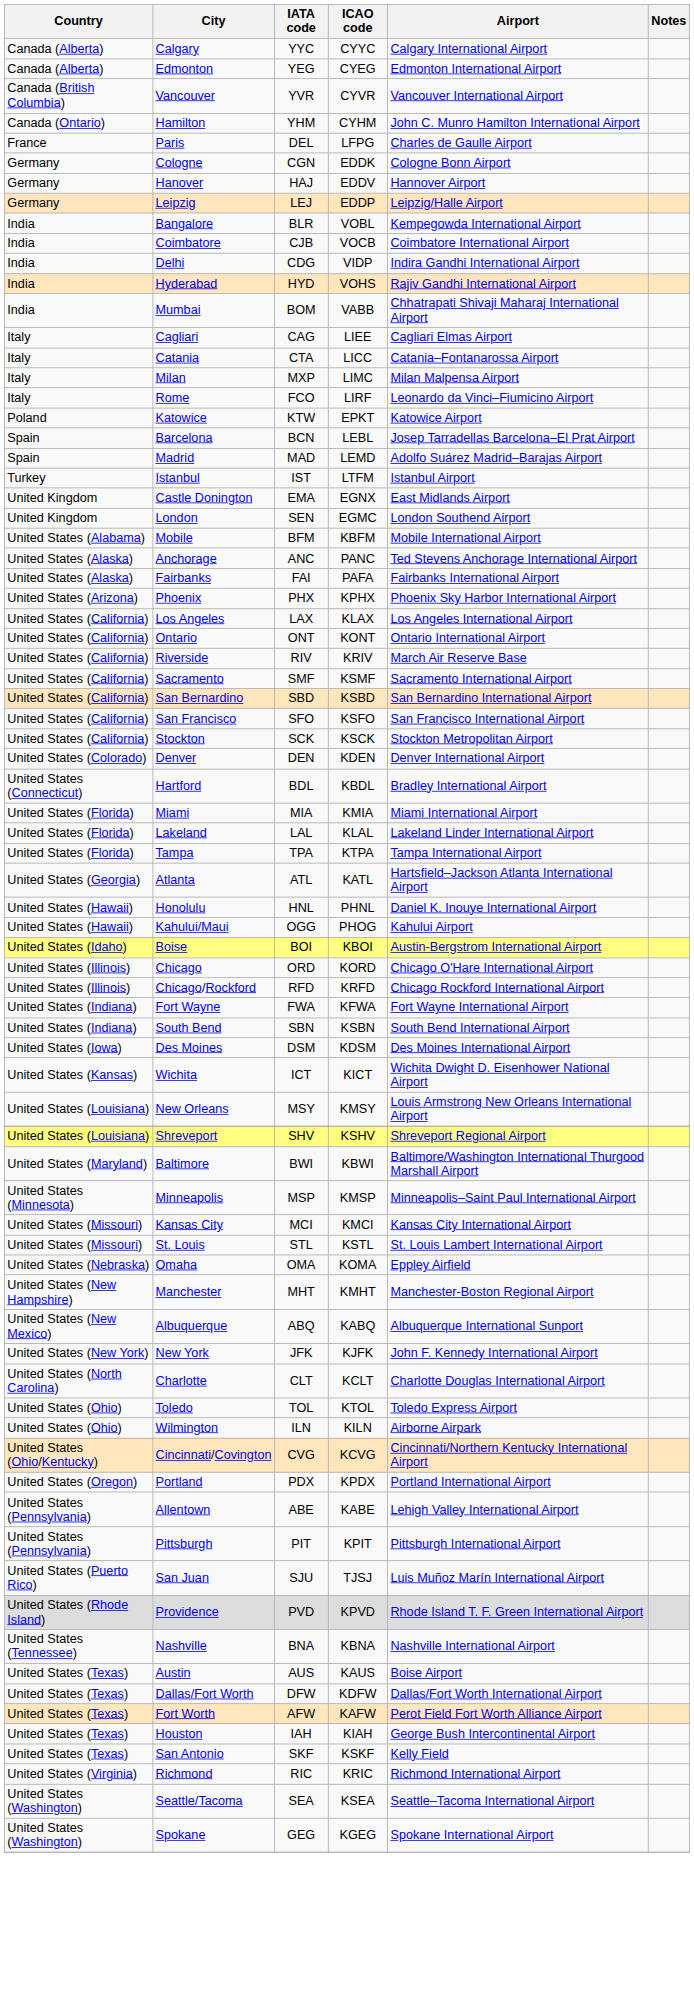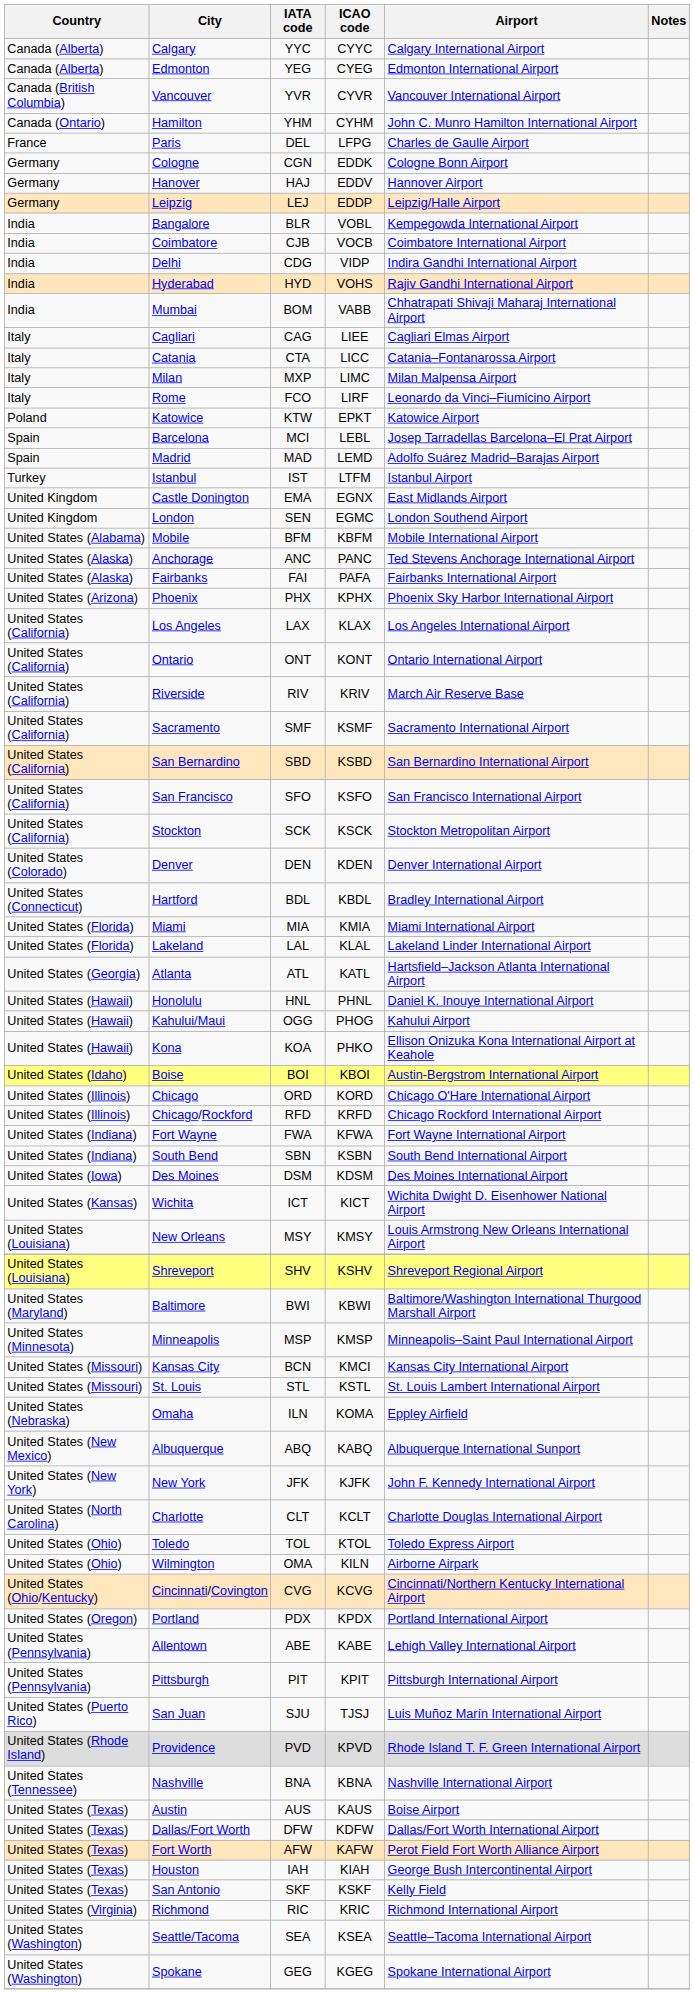(301, 438) BCN -> (298, 438) MCI
- row: (174, 853)
+ row: (167, 1048)
(301, 1225) MCI -> (298, 1367) BCN
(301, 1265) OMA -> (298, 1414) ILN
- row: (189, 1292)
(301, 1428) ILN -> (298, 1564) OMA
